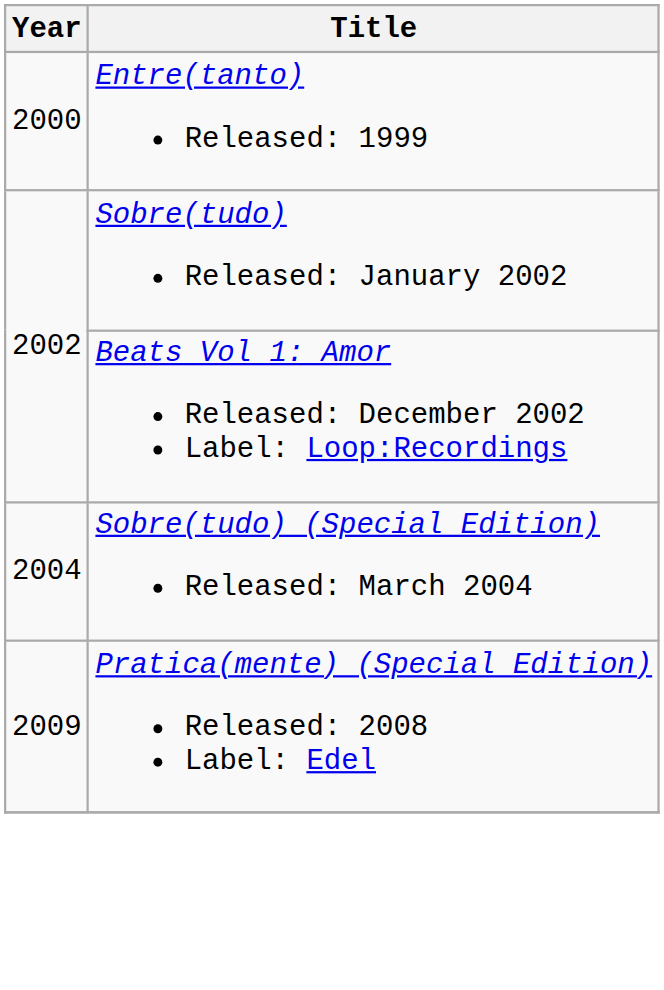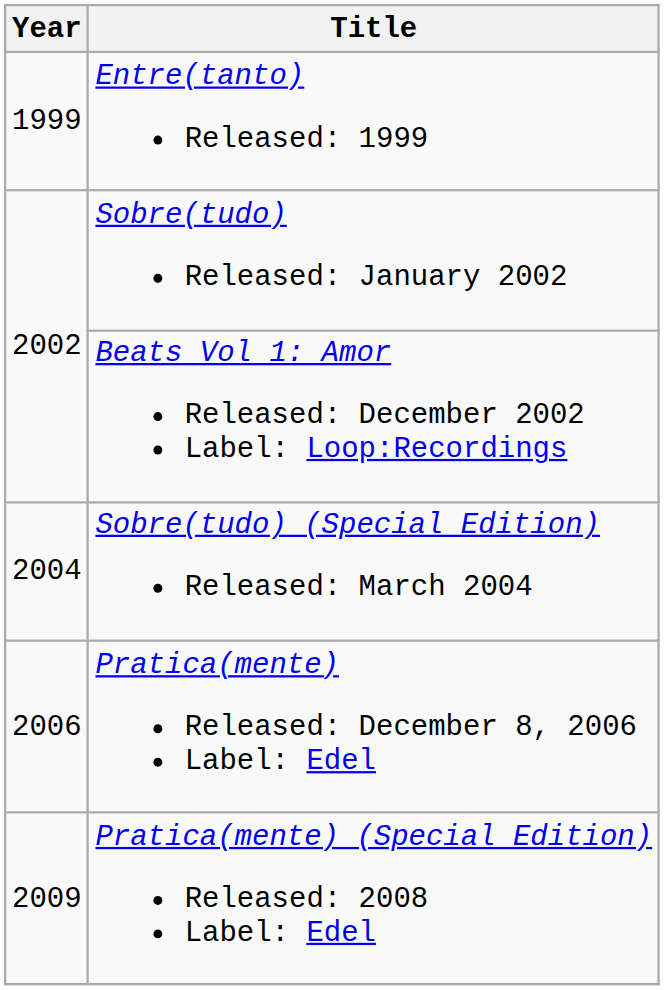(47, 122) 2000 -> (47, 122) 1999
+ row: (374, 712)
